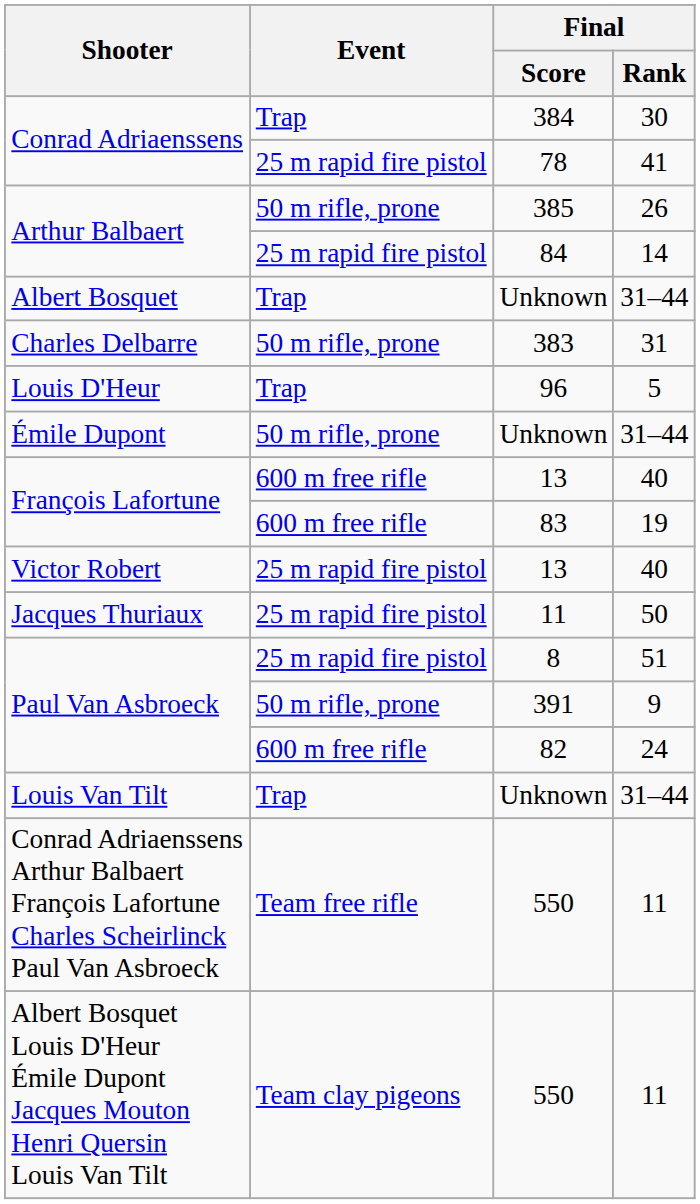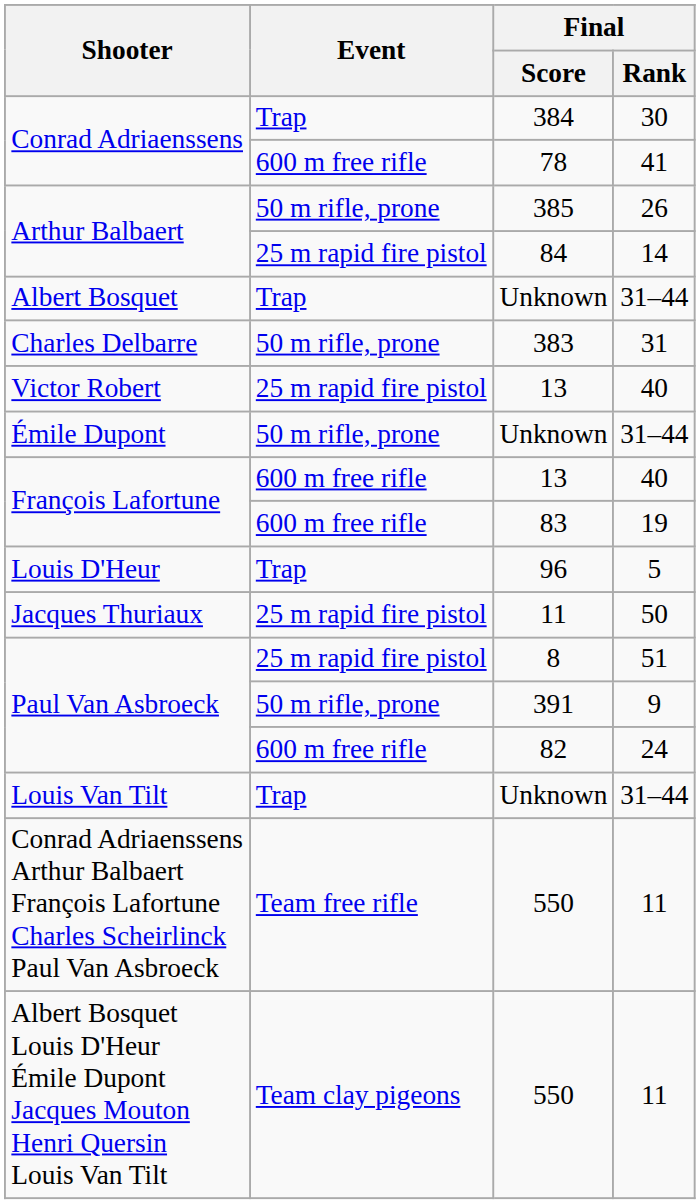(371, 162) 25 m rapid fire pistol -> (341, 162) 600 m free rifle
rows swapped: (86, 388) <-> (86, 568)
